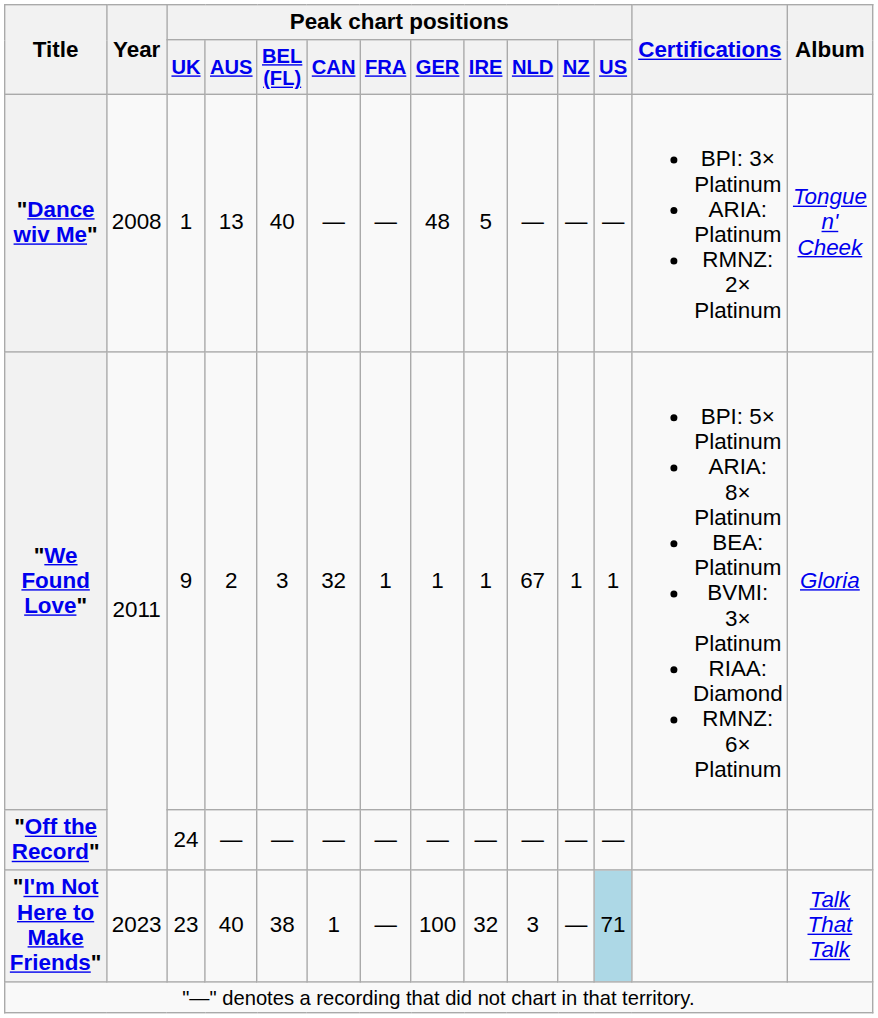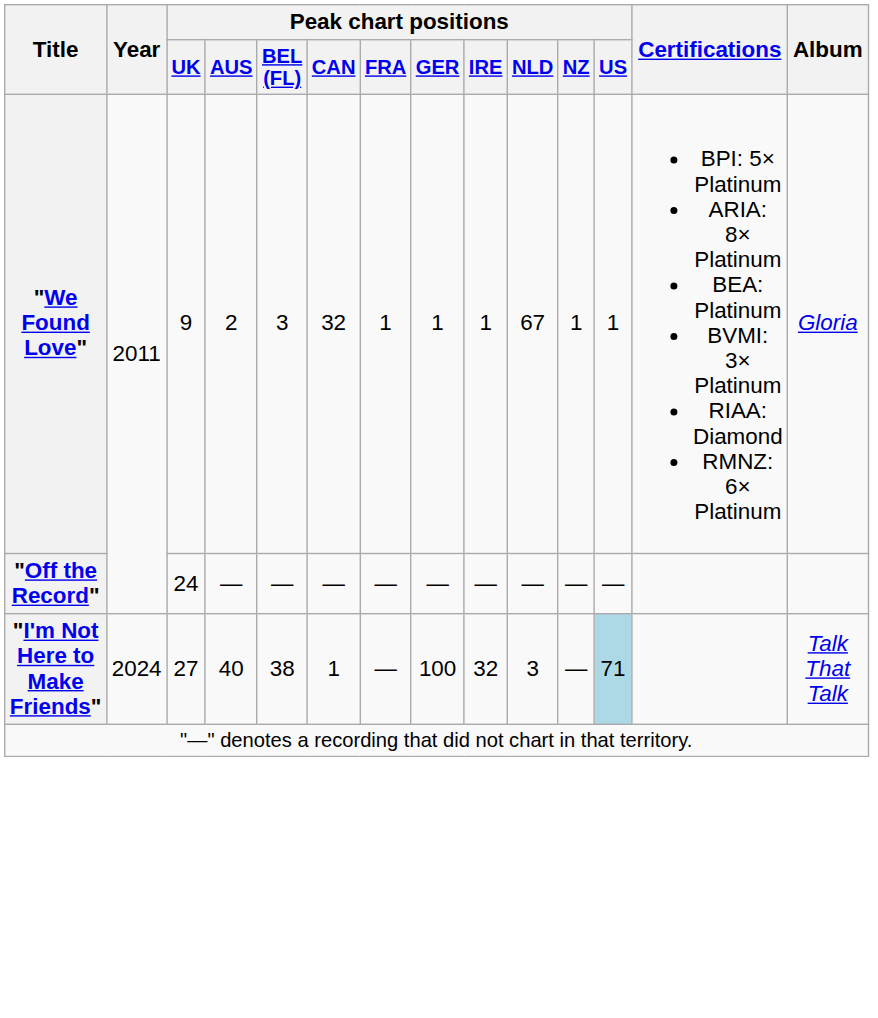- row: (56, 222)
(137, 925) 2023 -> (137, 668) 2024
(186, 925) 23 -> (186, 668) 27
